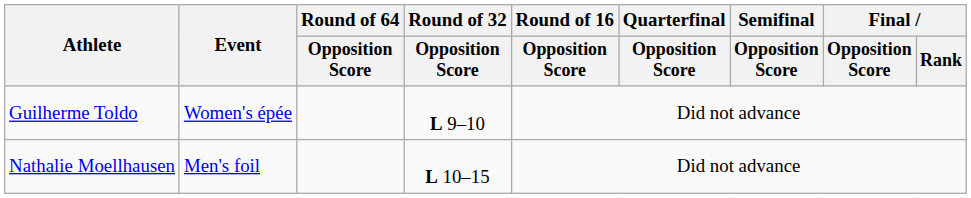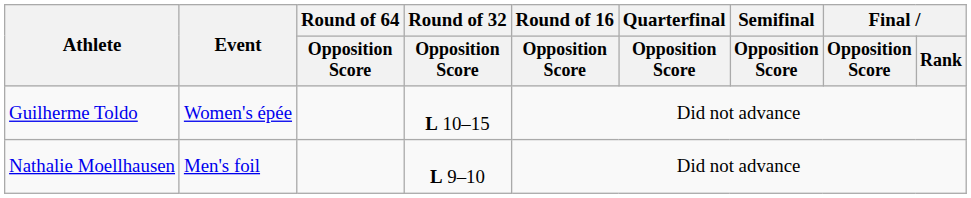(457, 124) L 9–10 -> (457, 124) L 10–15
(457, 177) L 10–15 -> (457, 177) L 9–10
